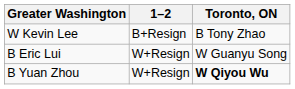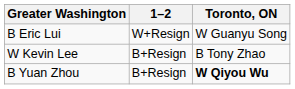rows swapped: (34, 53) <-> (43, 34)
(161, 73) W+Resign -> (159, 73) B+Resign
